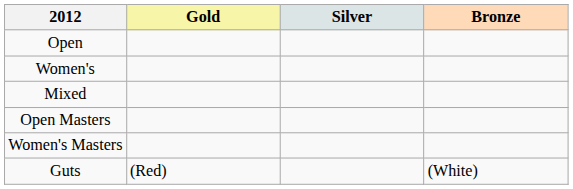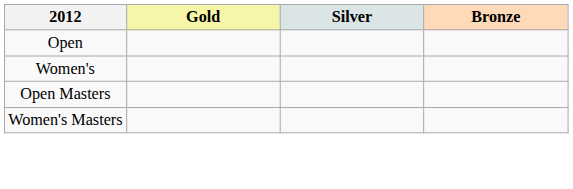- row: (65, 94)
- row: (65, 171)
